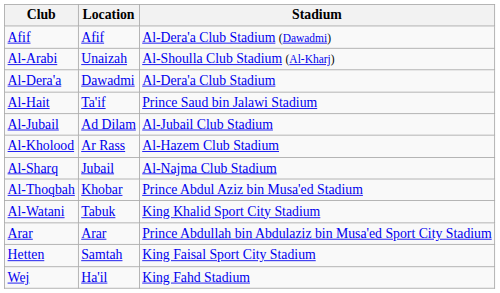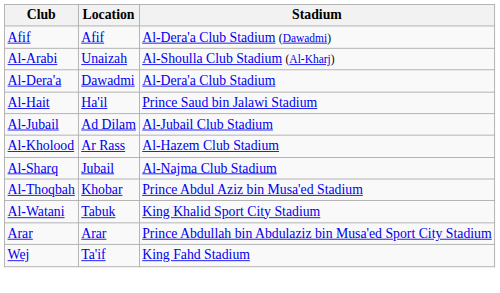(93, 102) Ta'if -> (94, 102) Ha'il
- row: (26, 255)
(94, 277) Ha'il -> (93, 255) Ta'if
